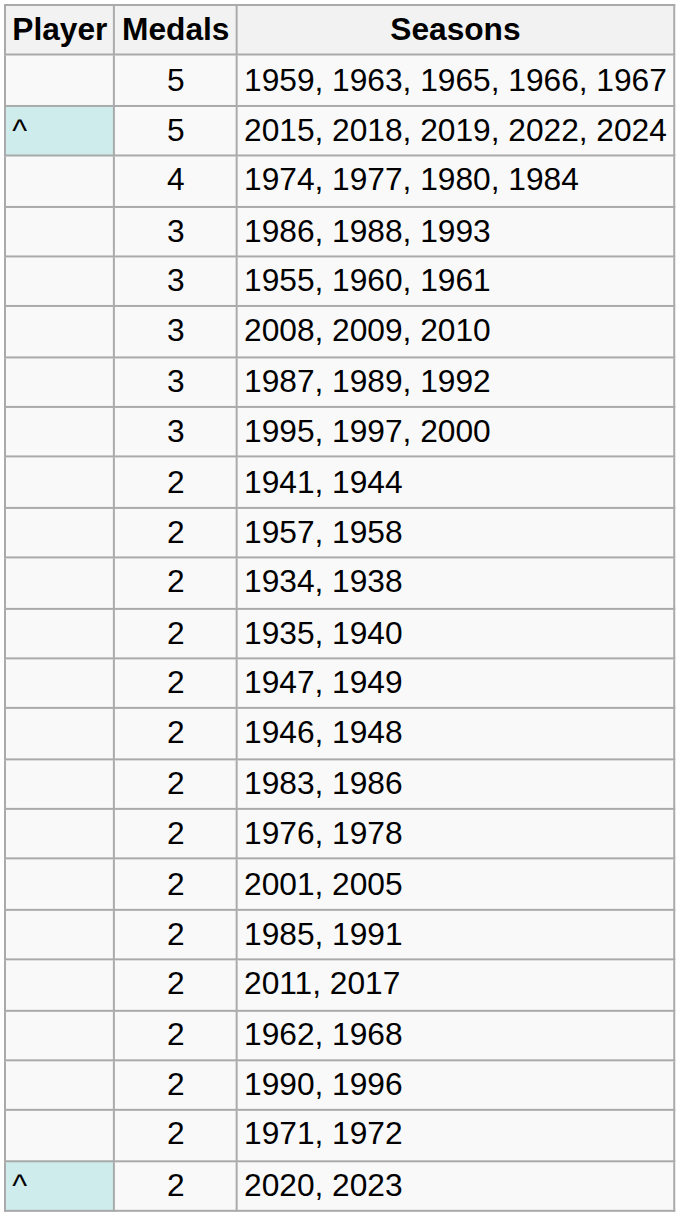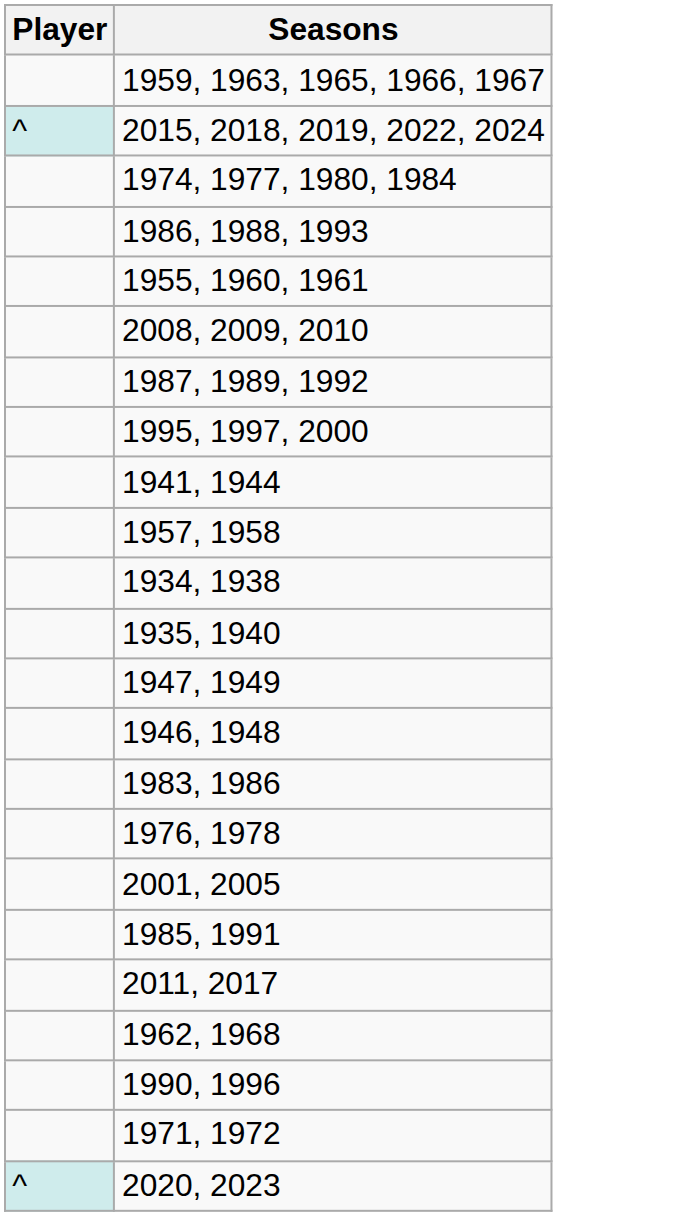- column: (176, 29)
